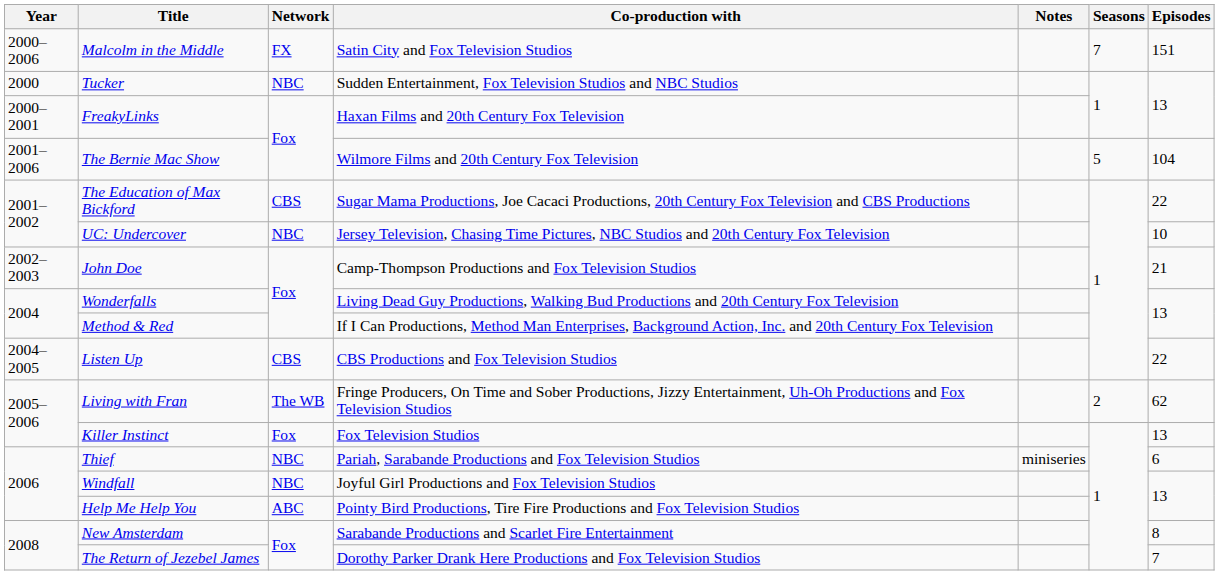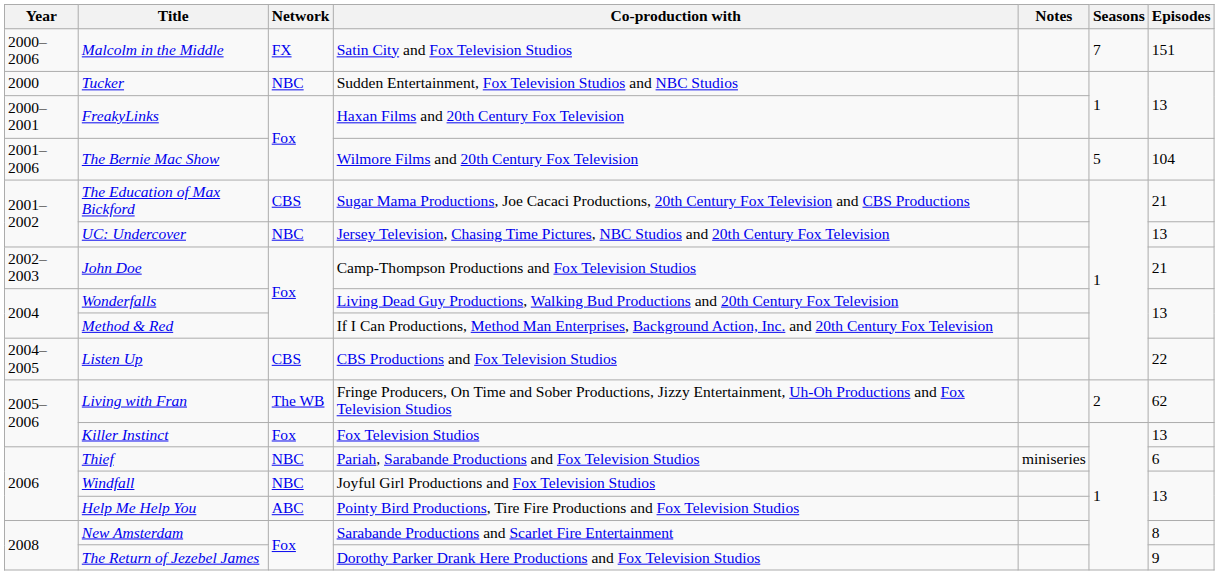(1160, 200) 22 -> (1160, 200) 21
(1160, 234) 10 -> (1160, 234) 13
(1156, 557) 7 -> (1156, 557) 9
